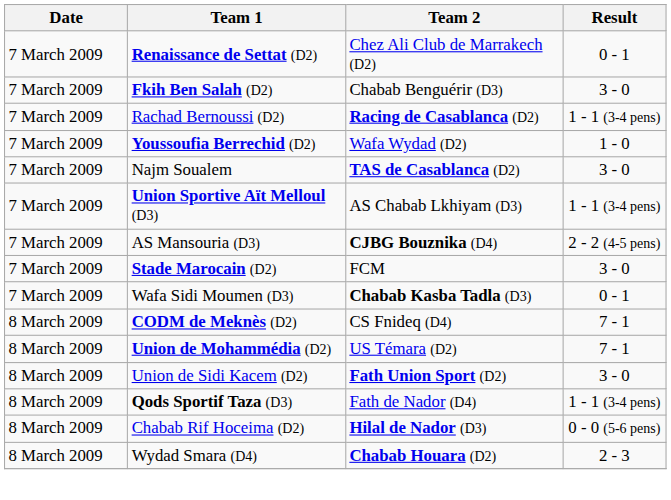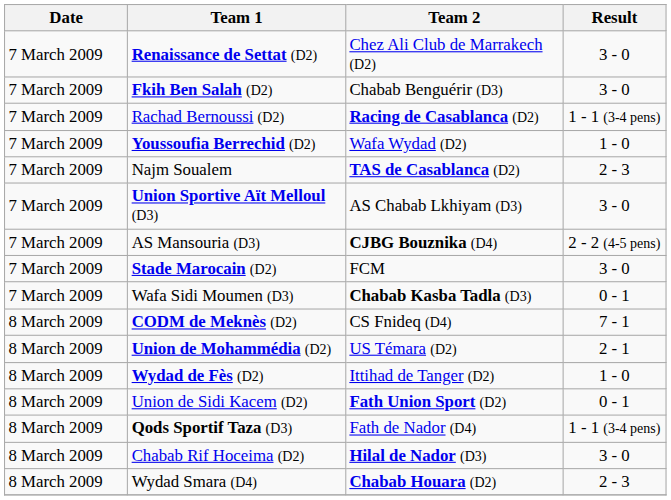(614, 53) 0 - 1 -> (614, 53) 3 - 0
(614, 169) 3 - 0 -> (614, 169) 2 - 3
(614, 206) 1 - 1 (3-4 pens) -> (614, 206) 3 - 0
(614, 348) 7 - 1 -> (614, 348) 2 - 1
+ row: (198, 375)
(614, 375) 3 - 0 -> (614, 401) 0 - 1
(614, 428) 0 - 0 (5-6 pens) -> (614, 455) 3 - 0
